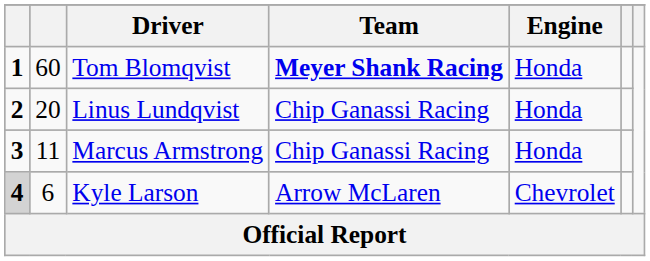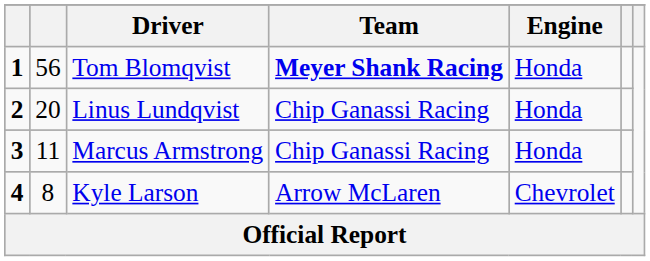(48, 67) 60 -> (48, 67) 56
(17, 193) lightgrey background -> (17, 193) no background
(48, 193) 6 -> (48, 193) 8
